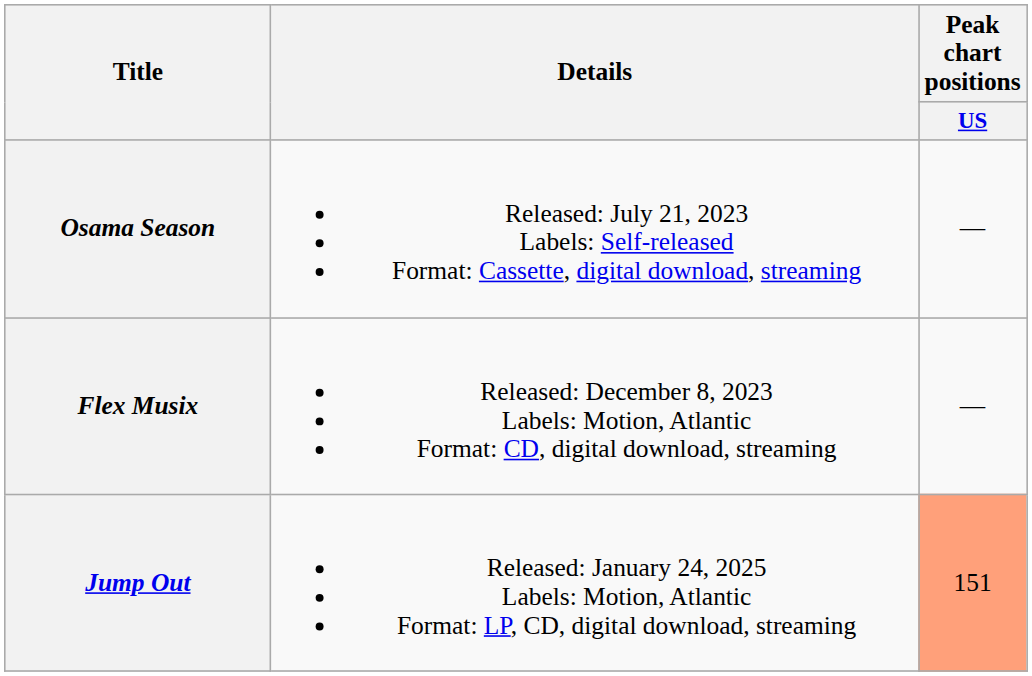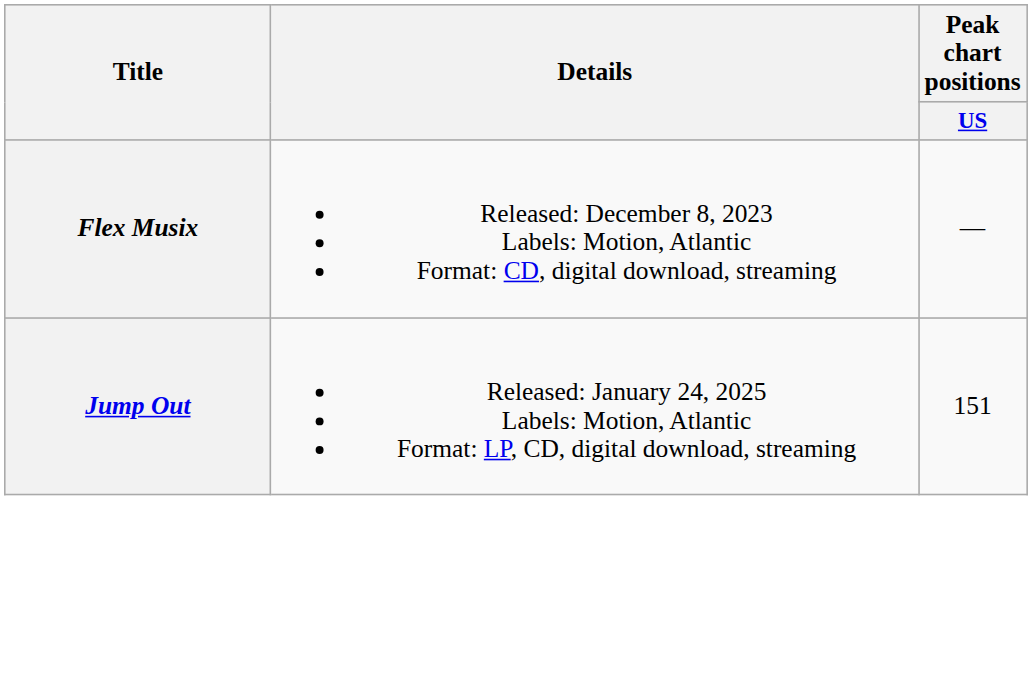- row: (138, 228)
(973, 582) lightsalmon background -> (973, 405) no background
